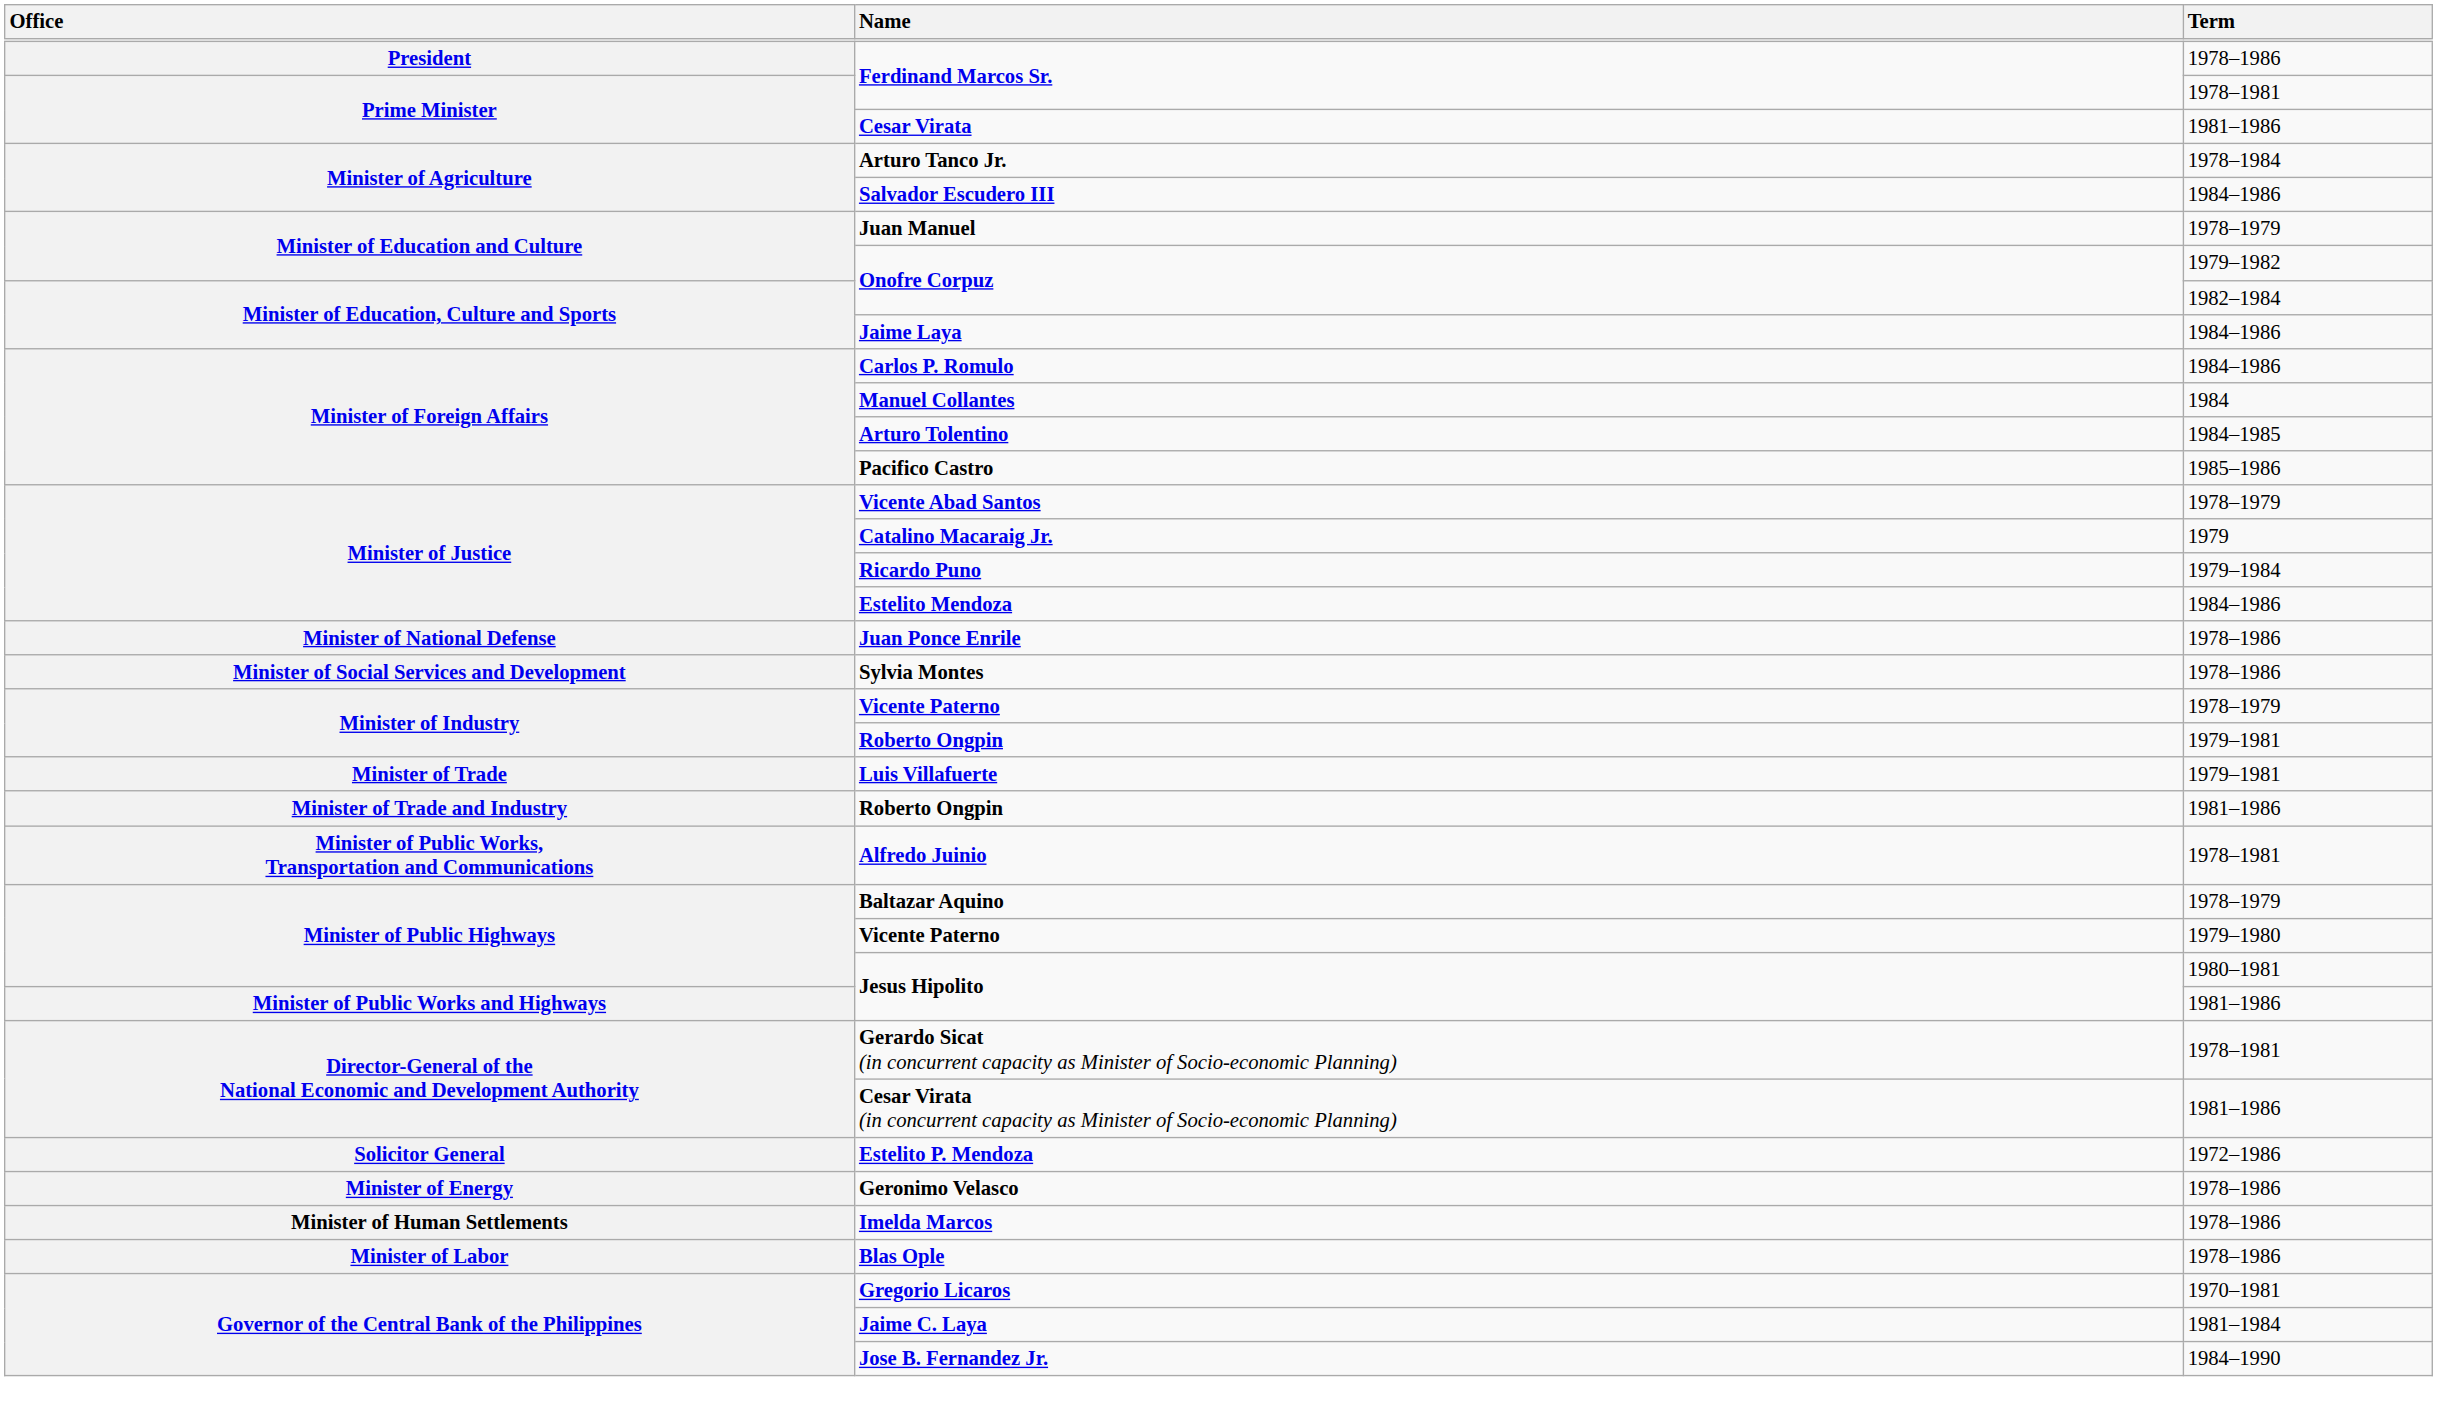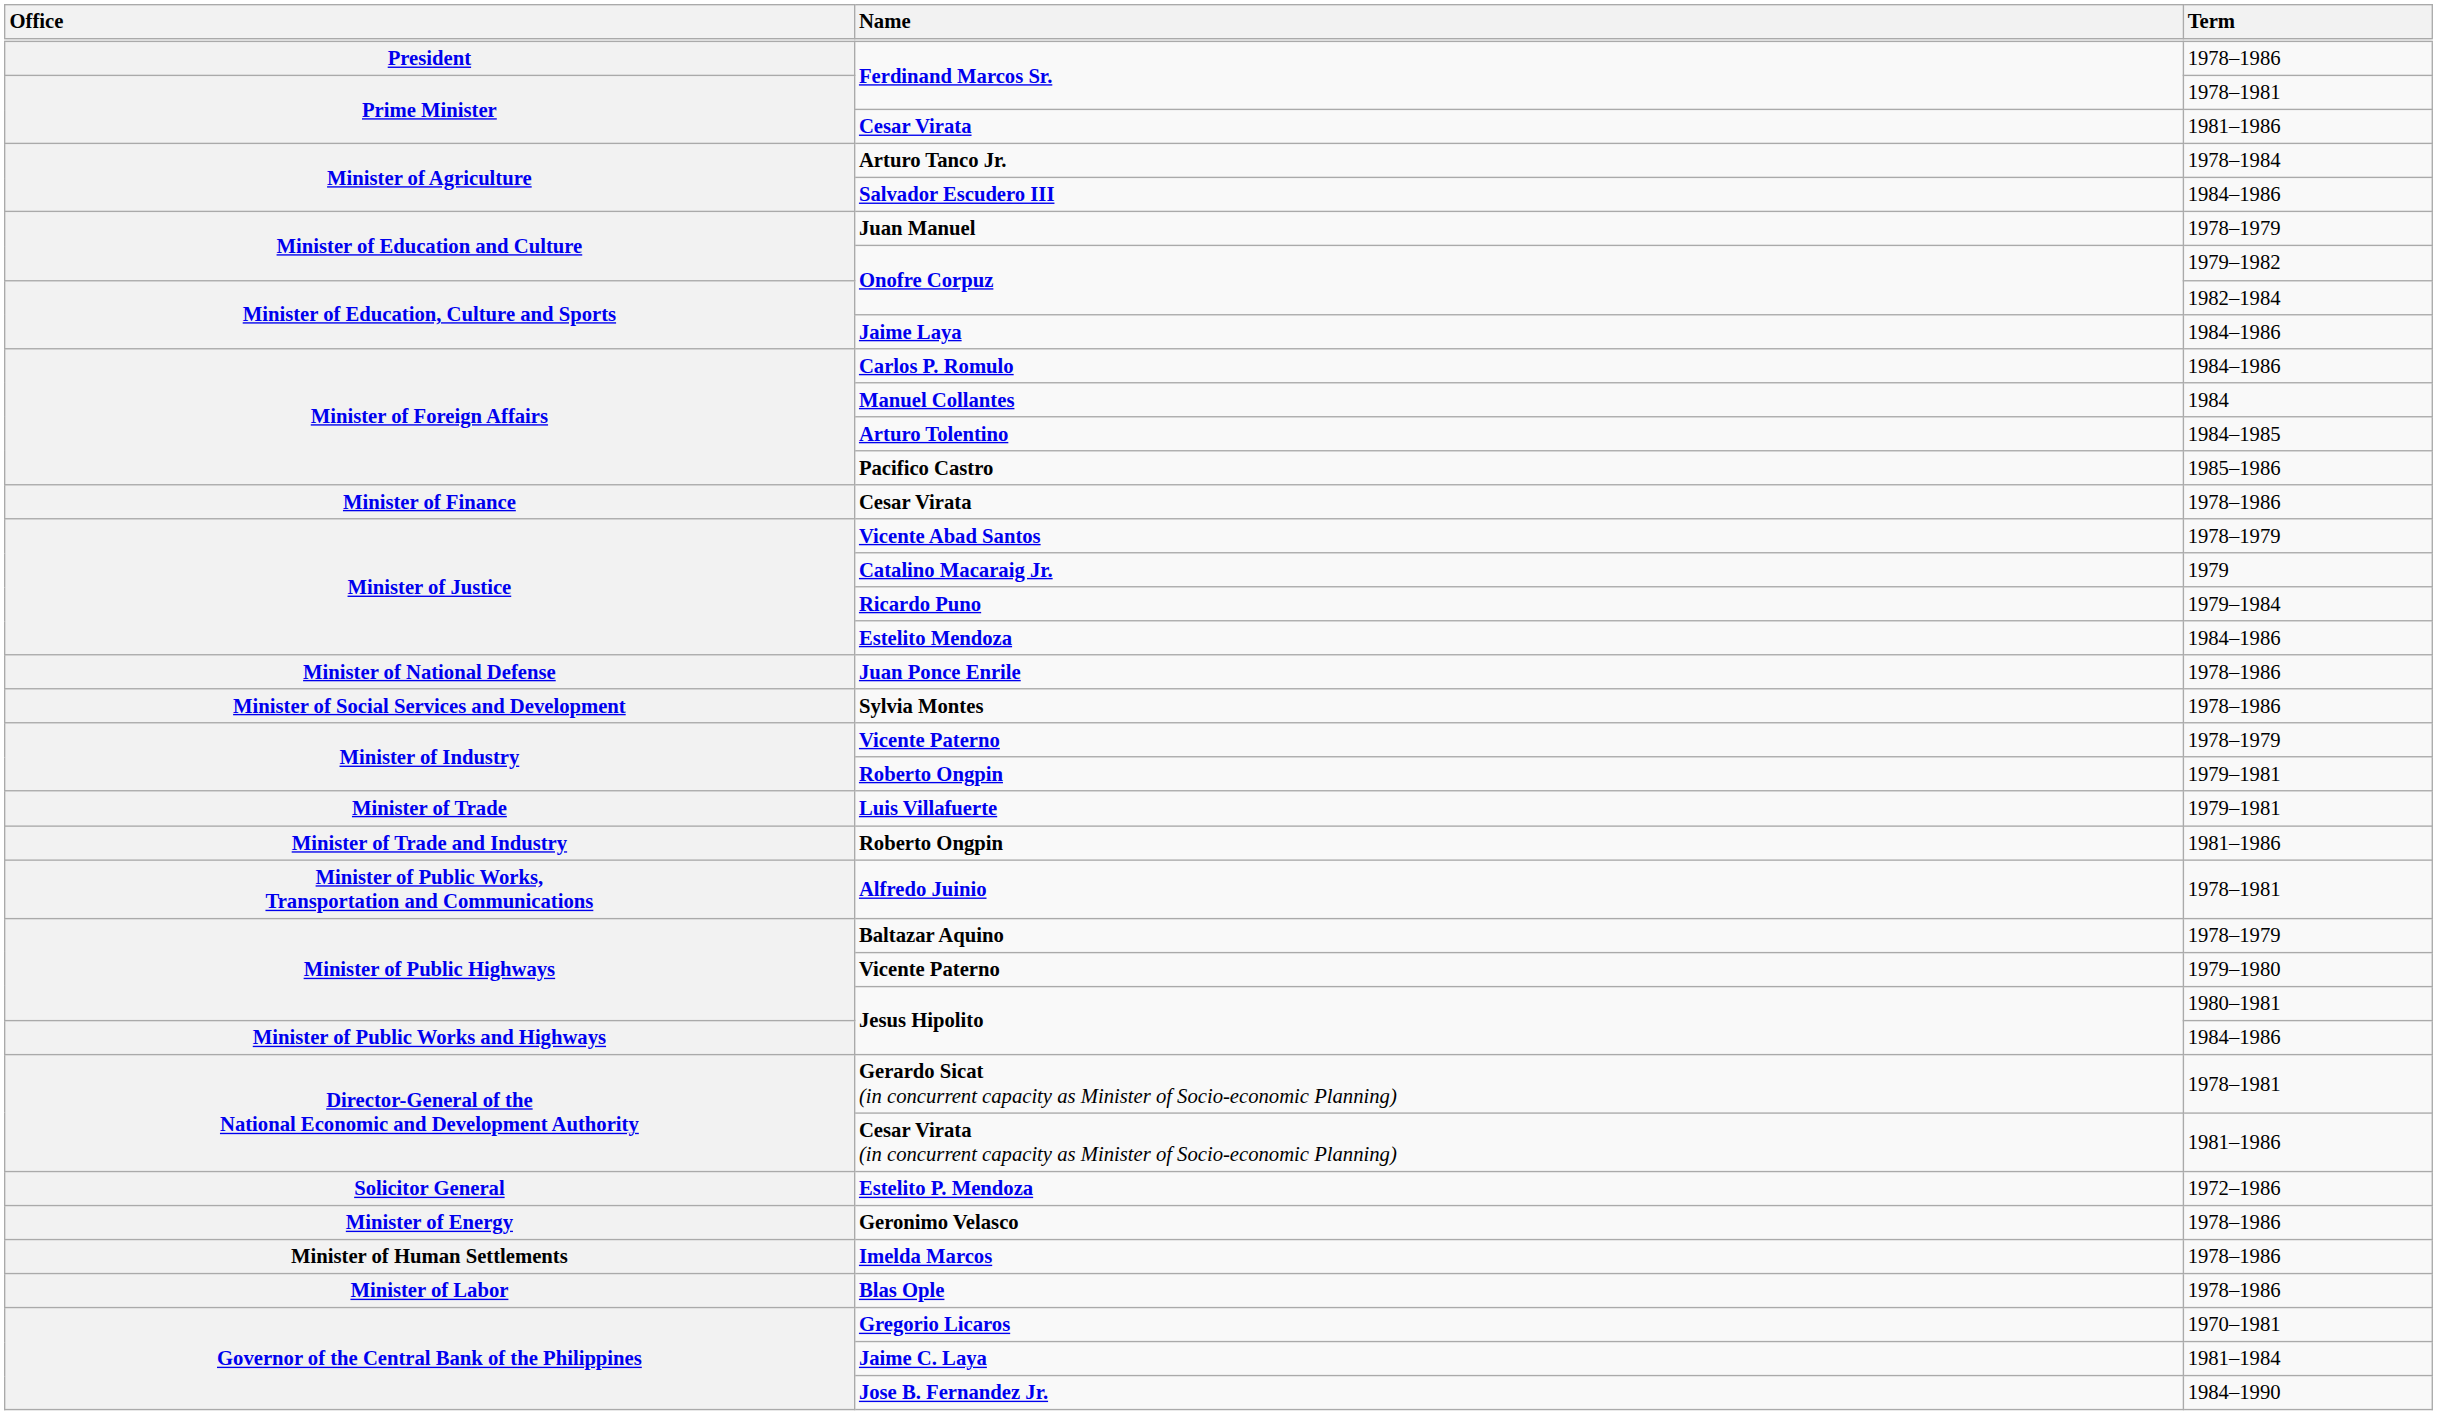+ row: (429, 501)
(2234, 1003) 1981–1986 -> (2234, 1037) 1984–1986
